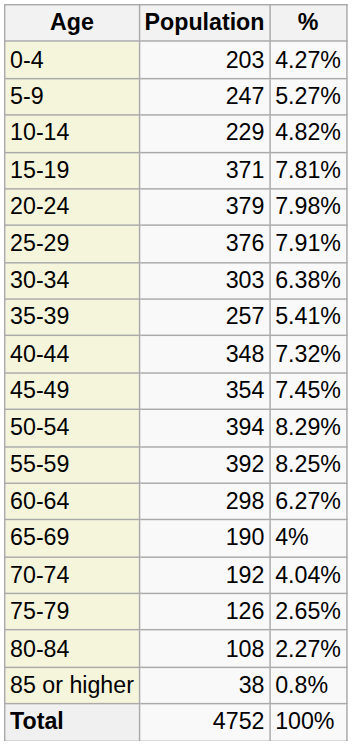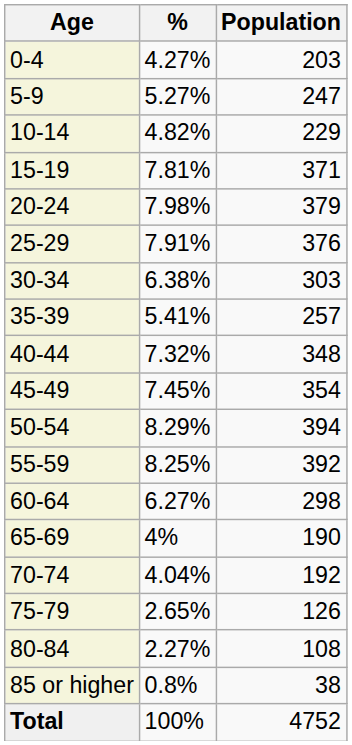columns swapped: (205, 22) <-> (308, 22)
